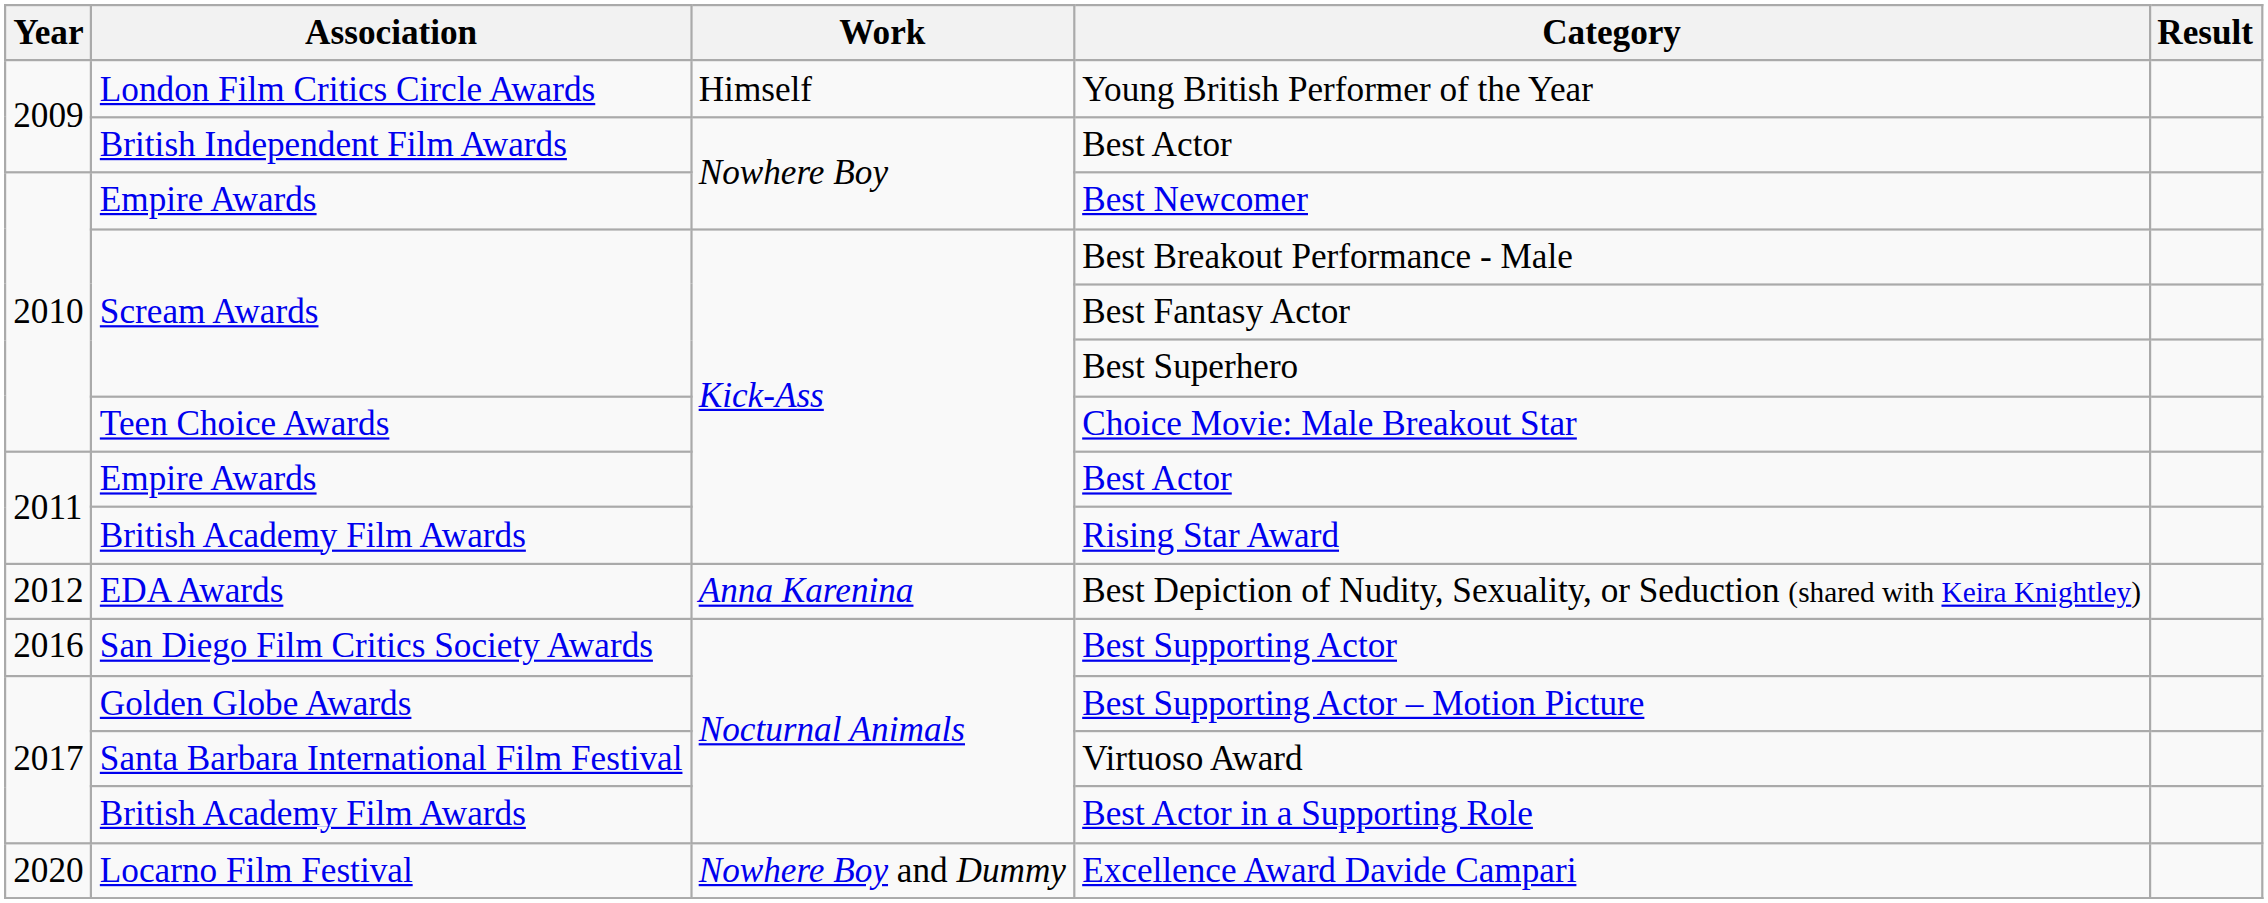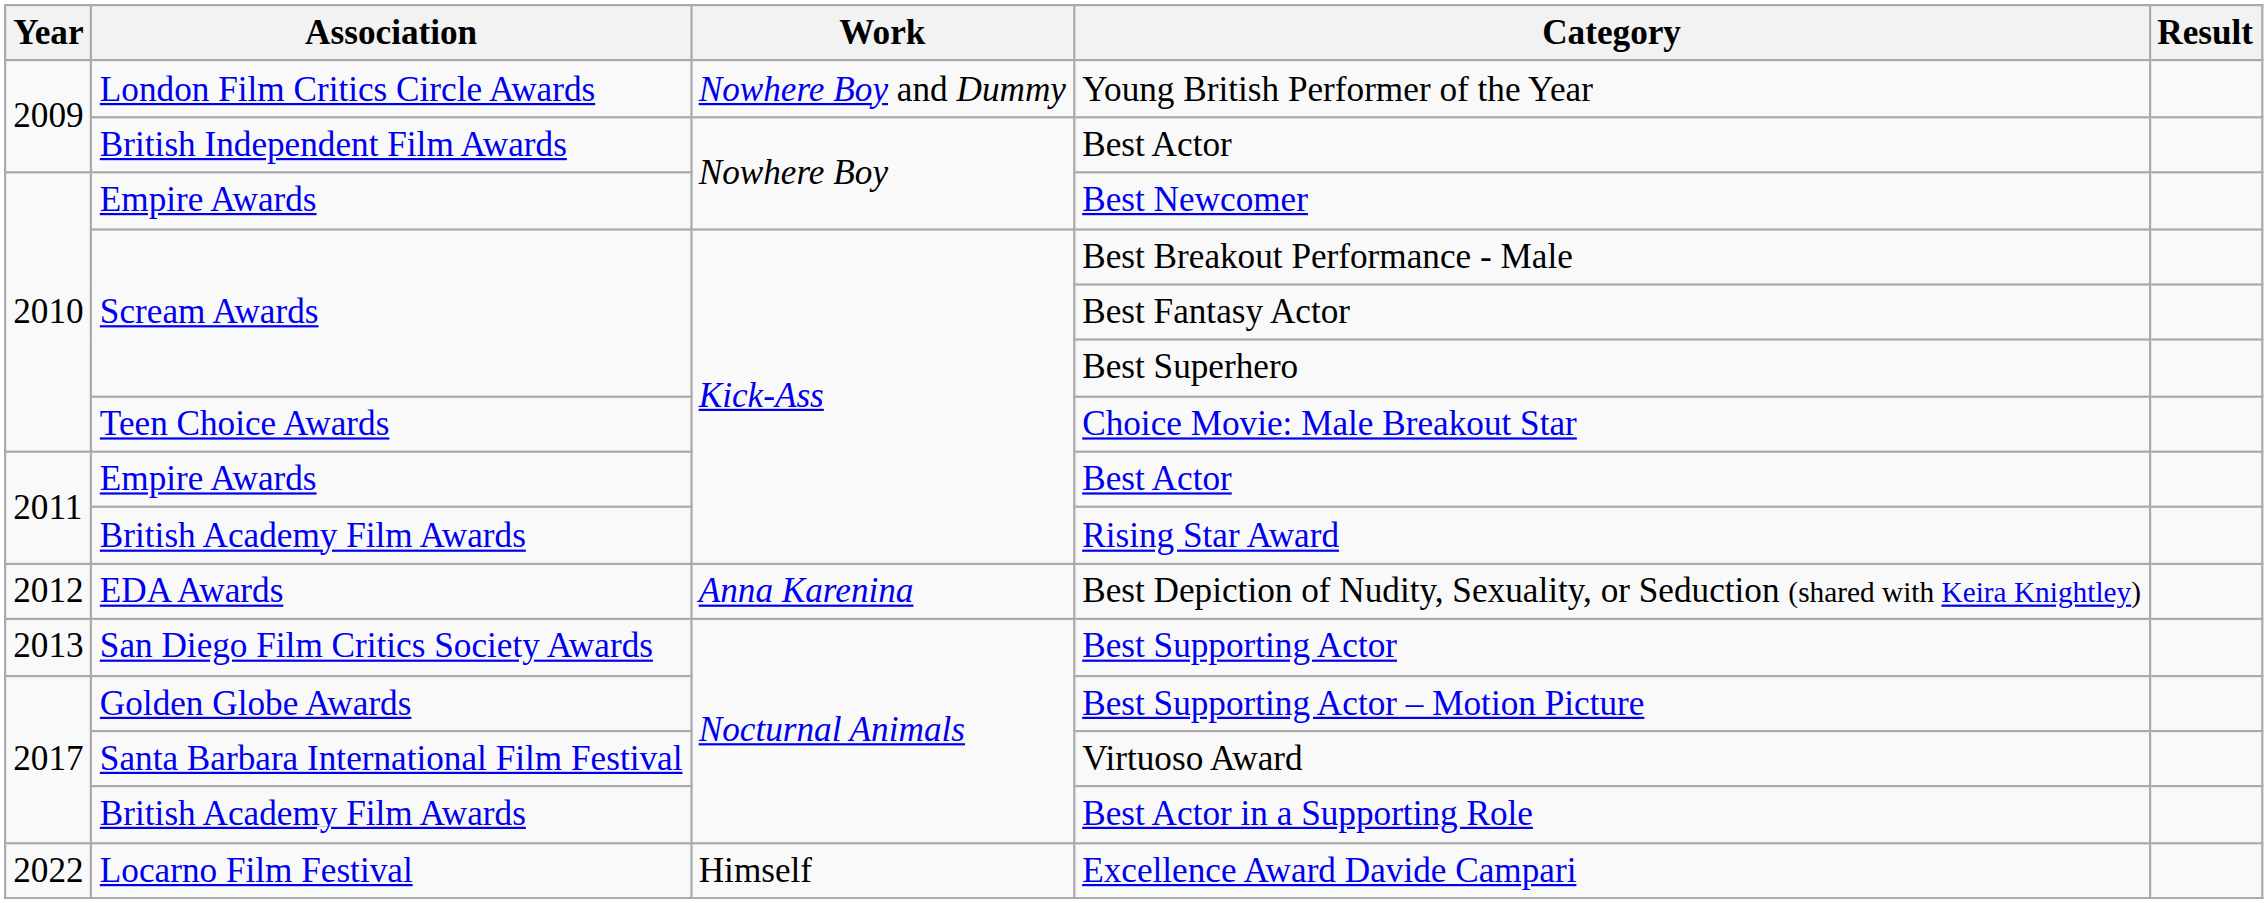(755, 88) Himself -> (882, 88) Nowhere Boy and Dummy
(48, 646) 2016 -> (48, 646) 2013
(48, 869) 2020 -> (48, 869) 2022
(882, 869) Nowhere Boy and Dummy -> (755, 869) Himself
